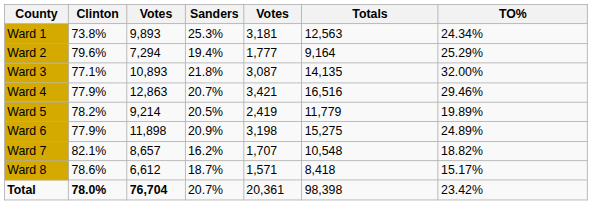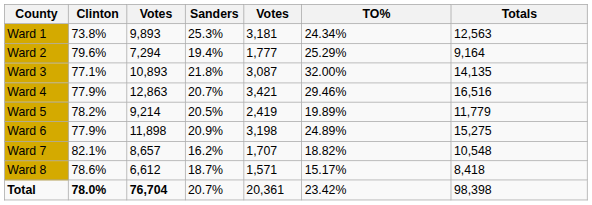columns swapped: (370, 14) <-> (513, 14)
